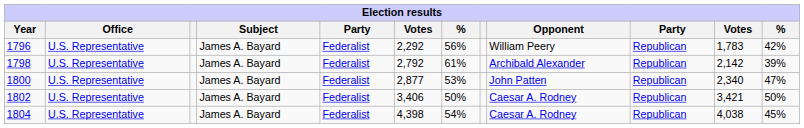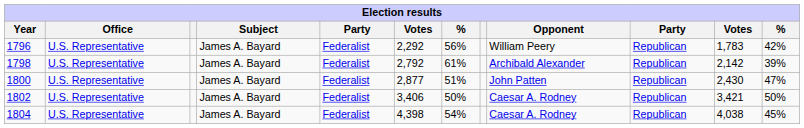(455, 81) 53% -> (455, 81) 51%
(730, 81) 2,340 -> (730, 81) 2,430
